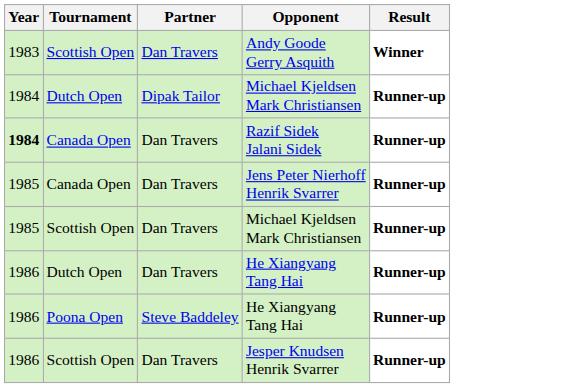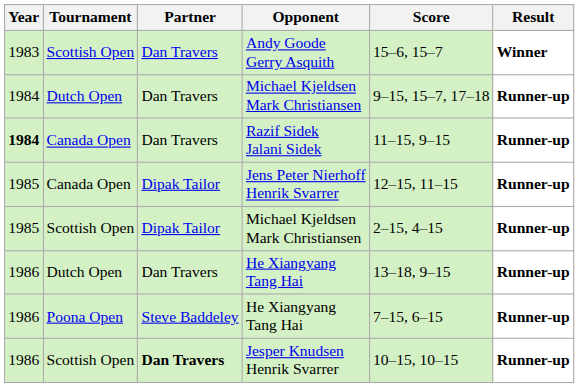+ column: (431, 17)
(181, 96) Dipak Tailor -> (180, 96) Dan Travers
(180, 184) Dan Travers -> (181, 184) Dipak Tailor
(180, 228) Dan Travers -> (181, 228) Dipak Tailor
(180, 360) normal -> (183, 360) bold
